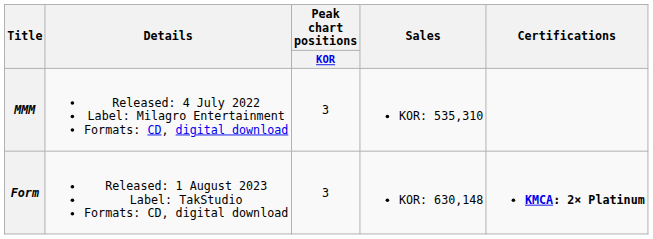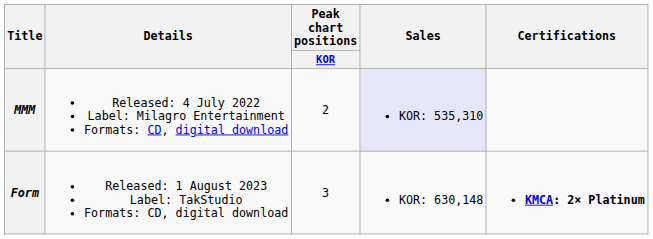(326, 110) 3 -> (326, 110) 2
(423, 116) no background -> (423, 116) lavender background
